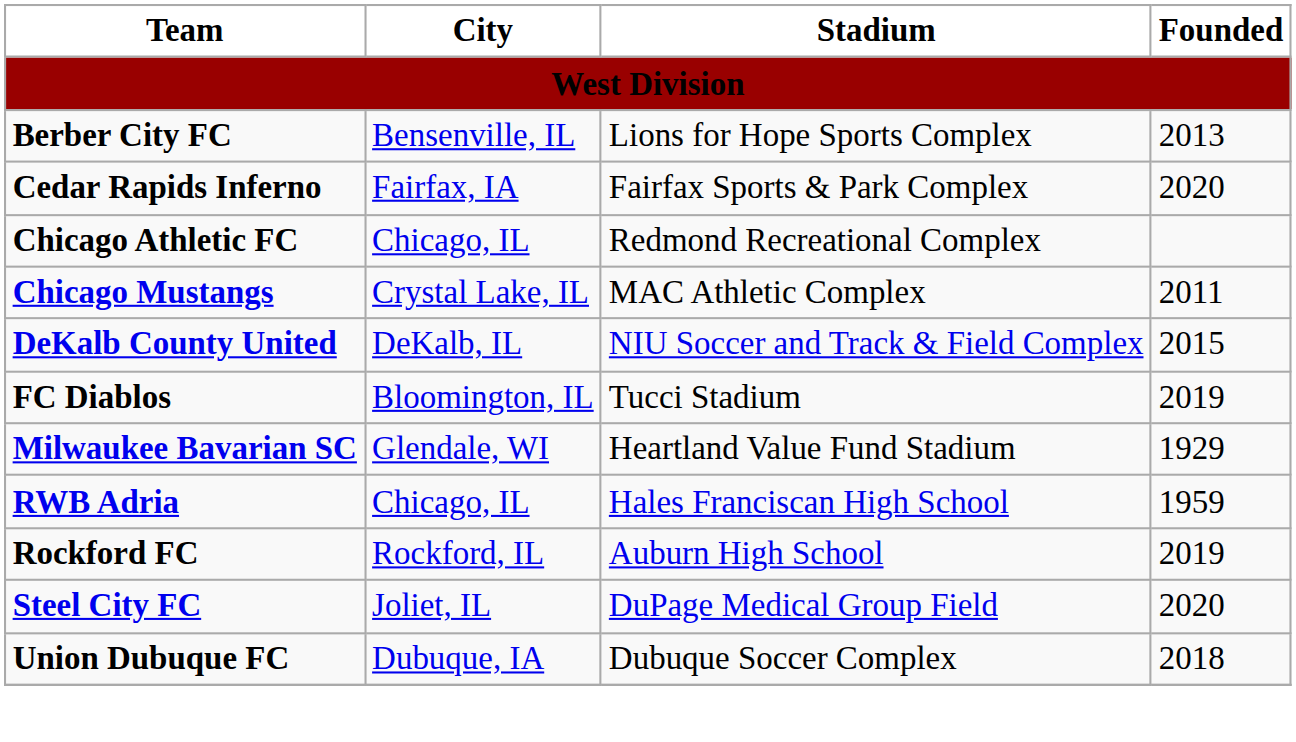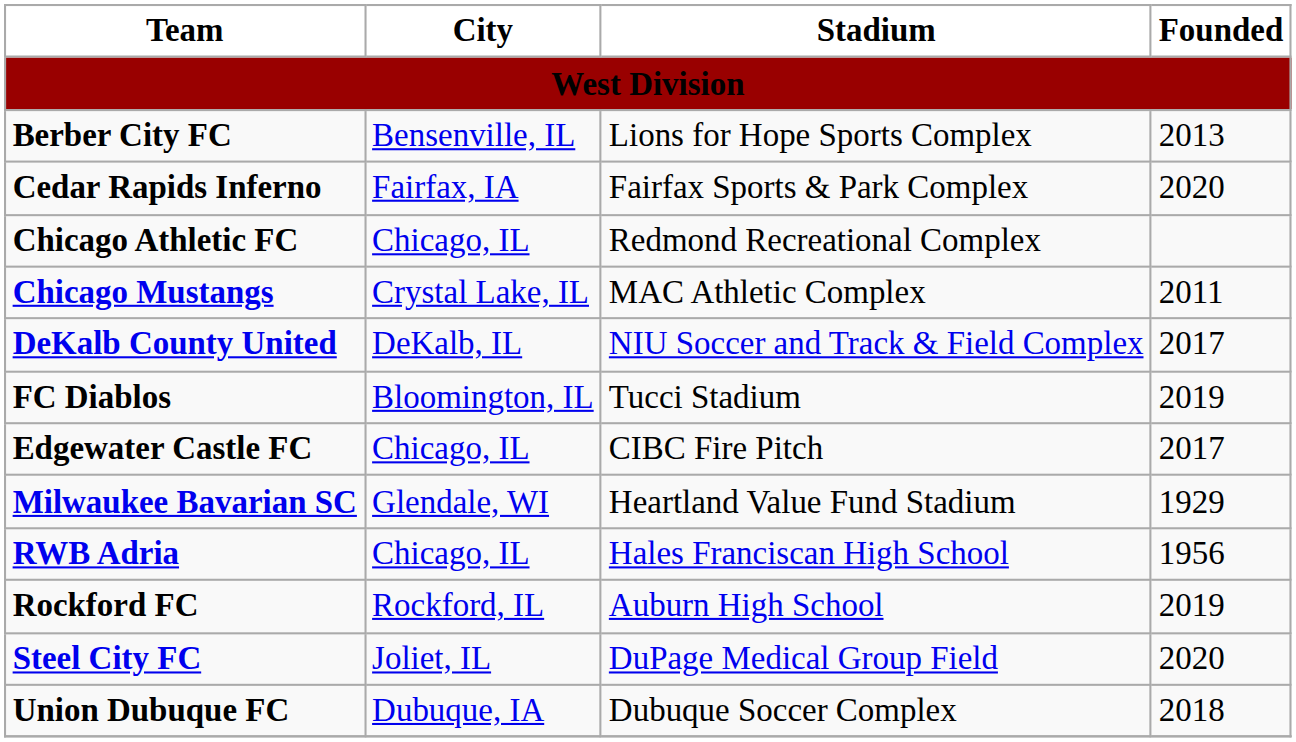(1192, 344) 2015 -> (1192, 344) 2017
+ row: (162, 448)
(1192, 501) 1959 -> (1192, 553) 1956
